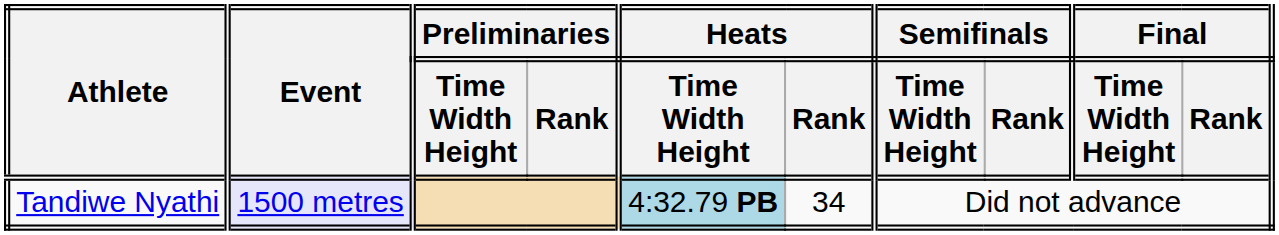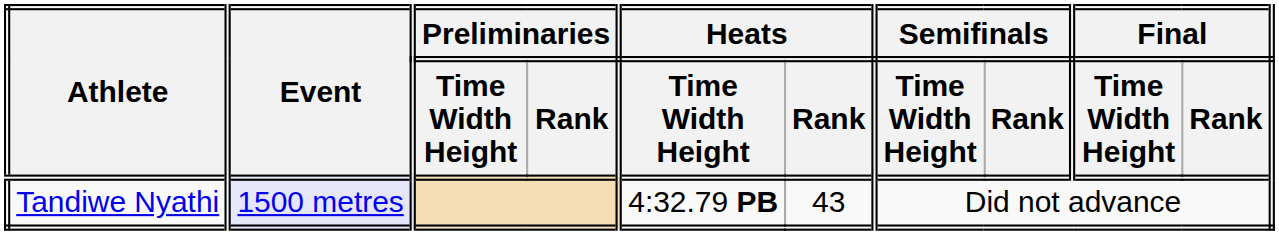(703, 203) lightblue background -> (703, 203) no background
(829, 203) 34 -> (829, 203) 43
